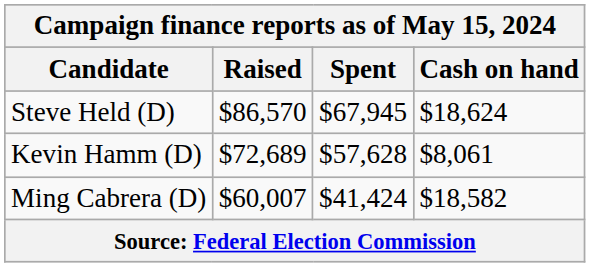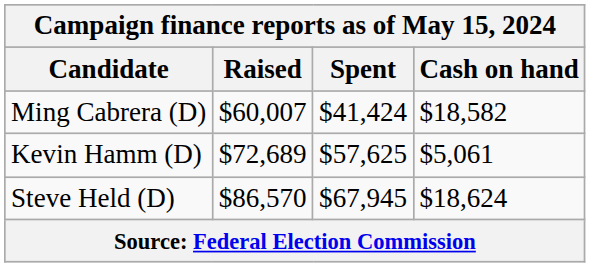rows swapped: (109, 197) <-> (93, 111)
(363, 154) $57,628 -> (363, 154) $57,625
(457, 154) $8,061 -> (457, 154) $5,061
